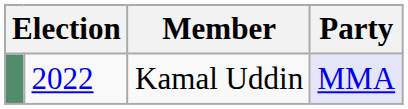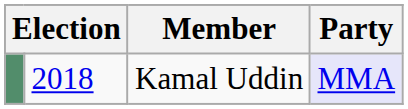(63, 78) 2022 -> (63, 78) 2018
